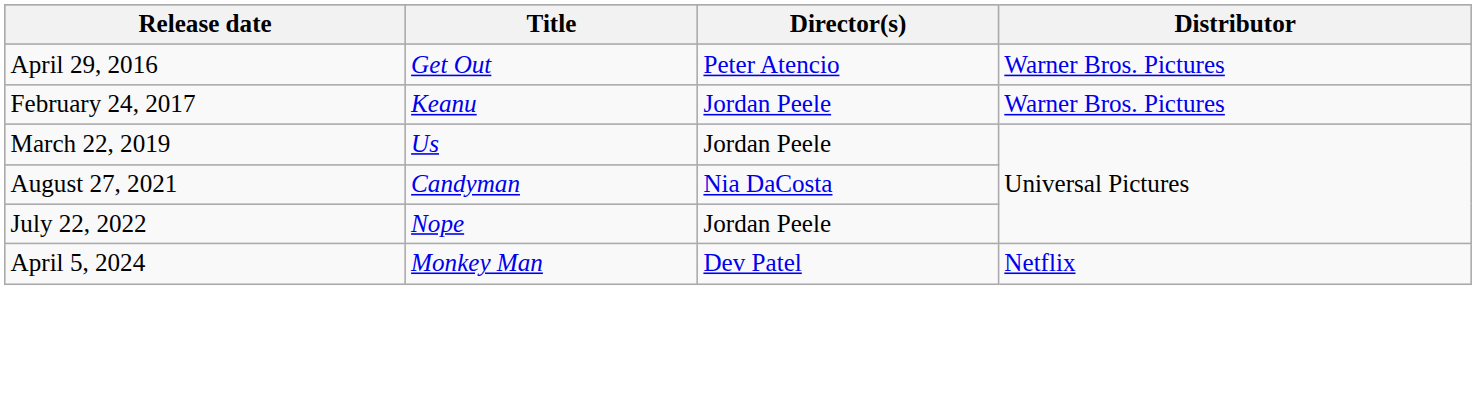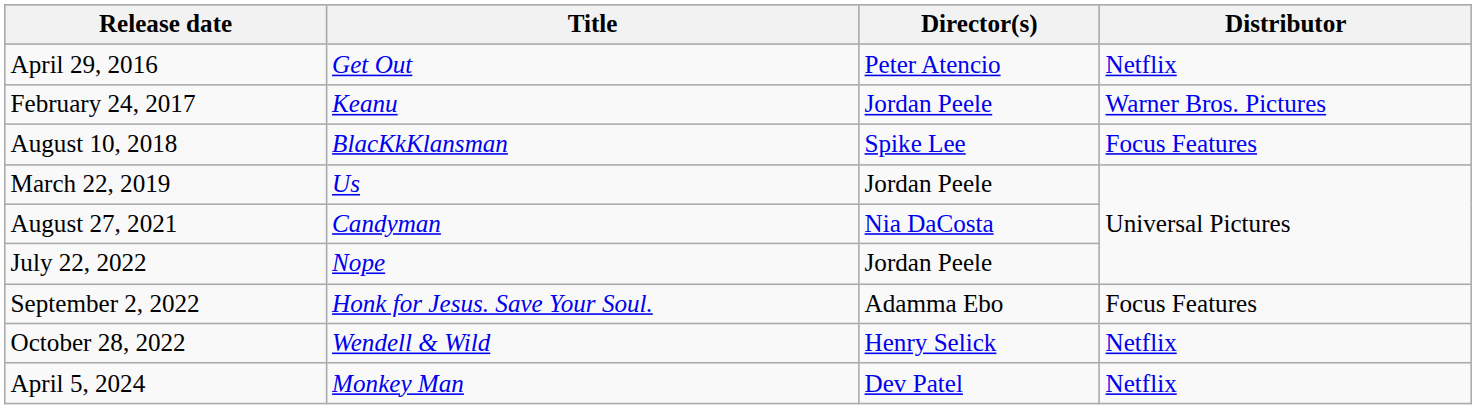(1115, 64) Warner Bros. Pictures -> (1141, 64) Netflix
+ row: (94, 143)
+ row: (105, 303)
+ row: (98, 343)
